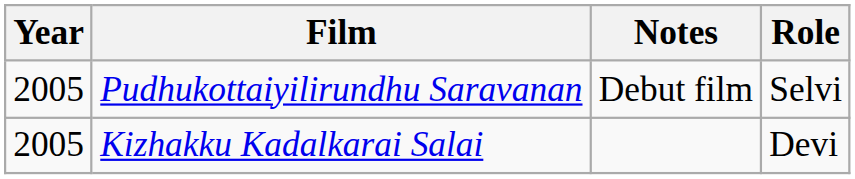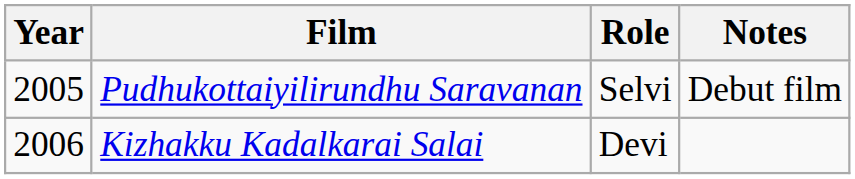columns swapped: (806, 32) <-> (676, 32)
(49, 144) 2005 -> (49, 144) 2006
